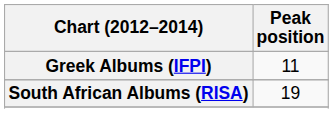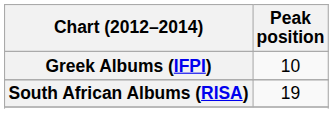(290, 65) 11 -> (290, 65) 10
